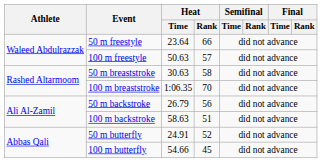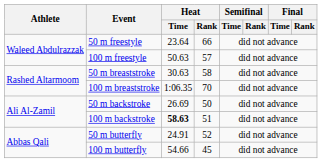(178, 104) 26.79 -> (178, 104) 26.69
(207, 104) 56 -> (207, 104) 50
(178, 119) normal -> (178, 119) bold
